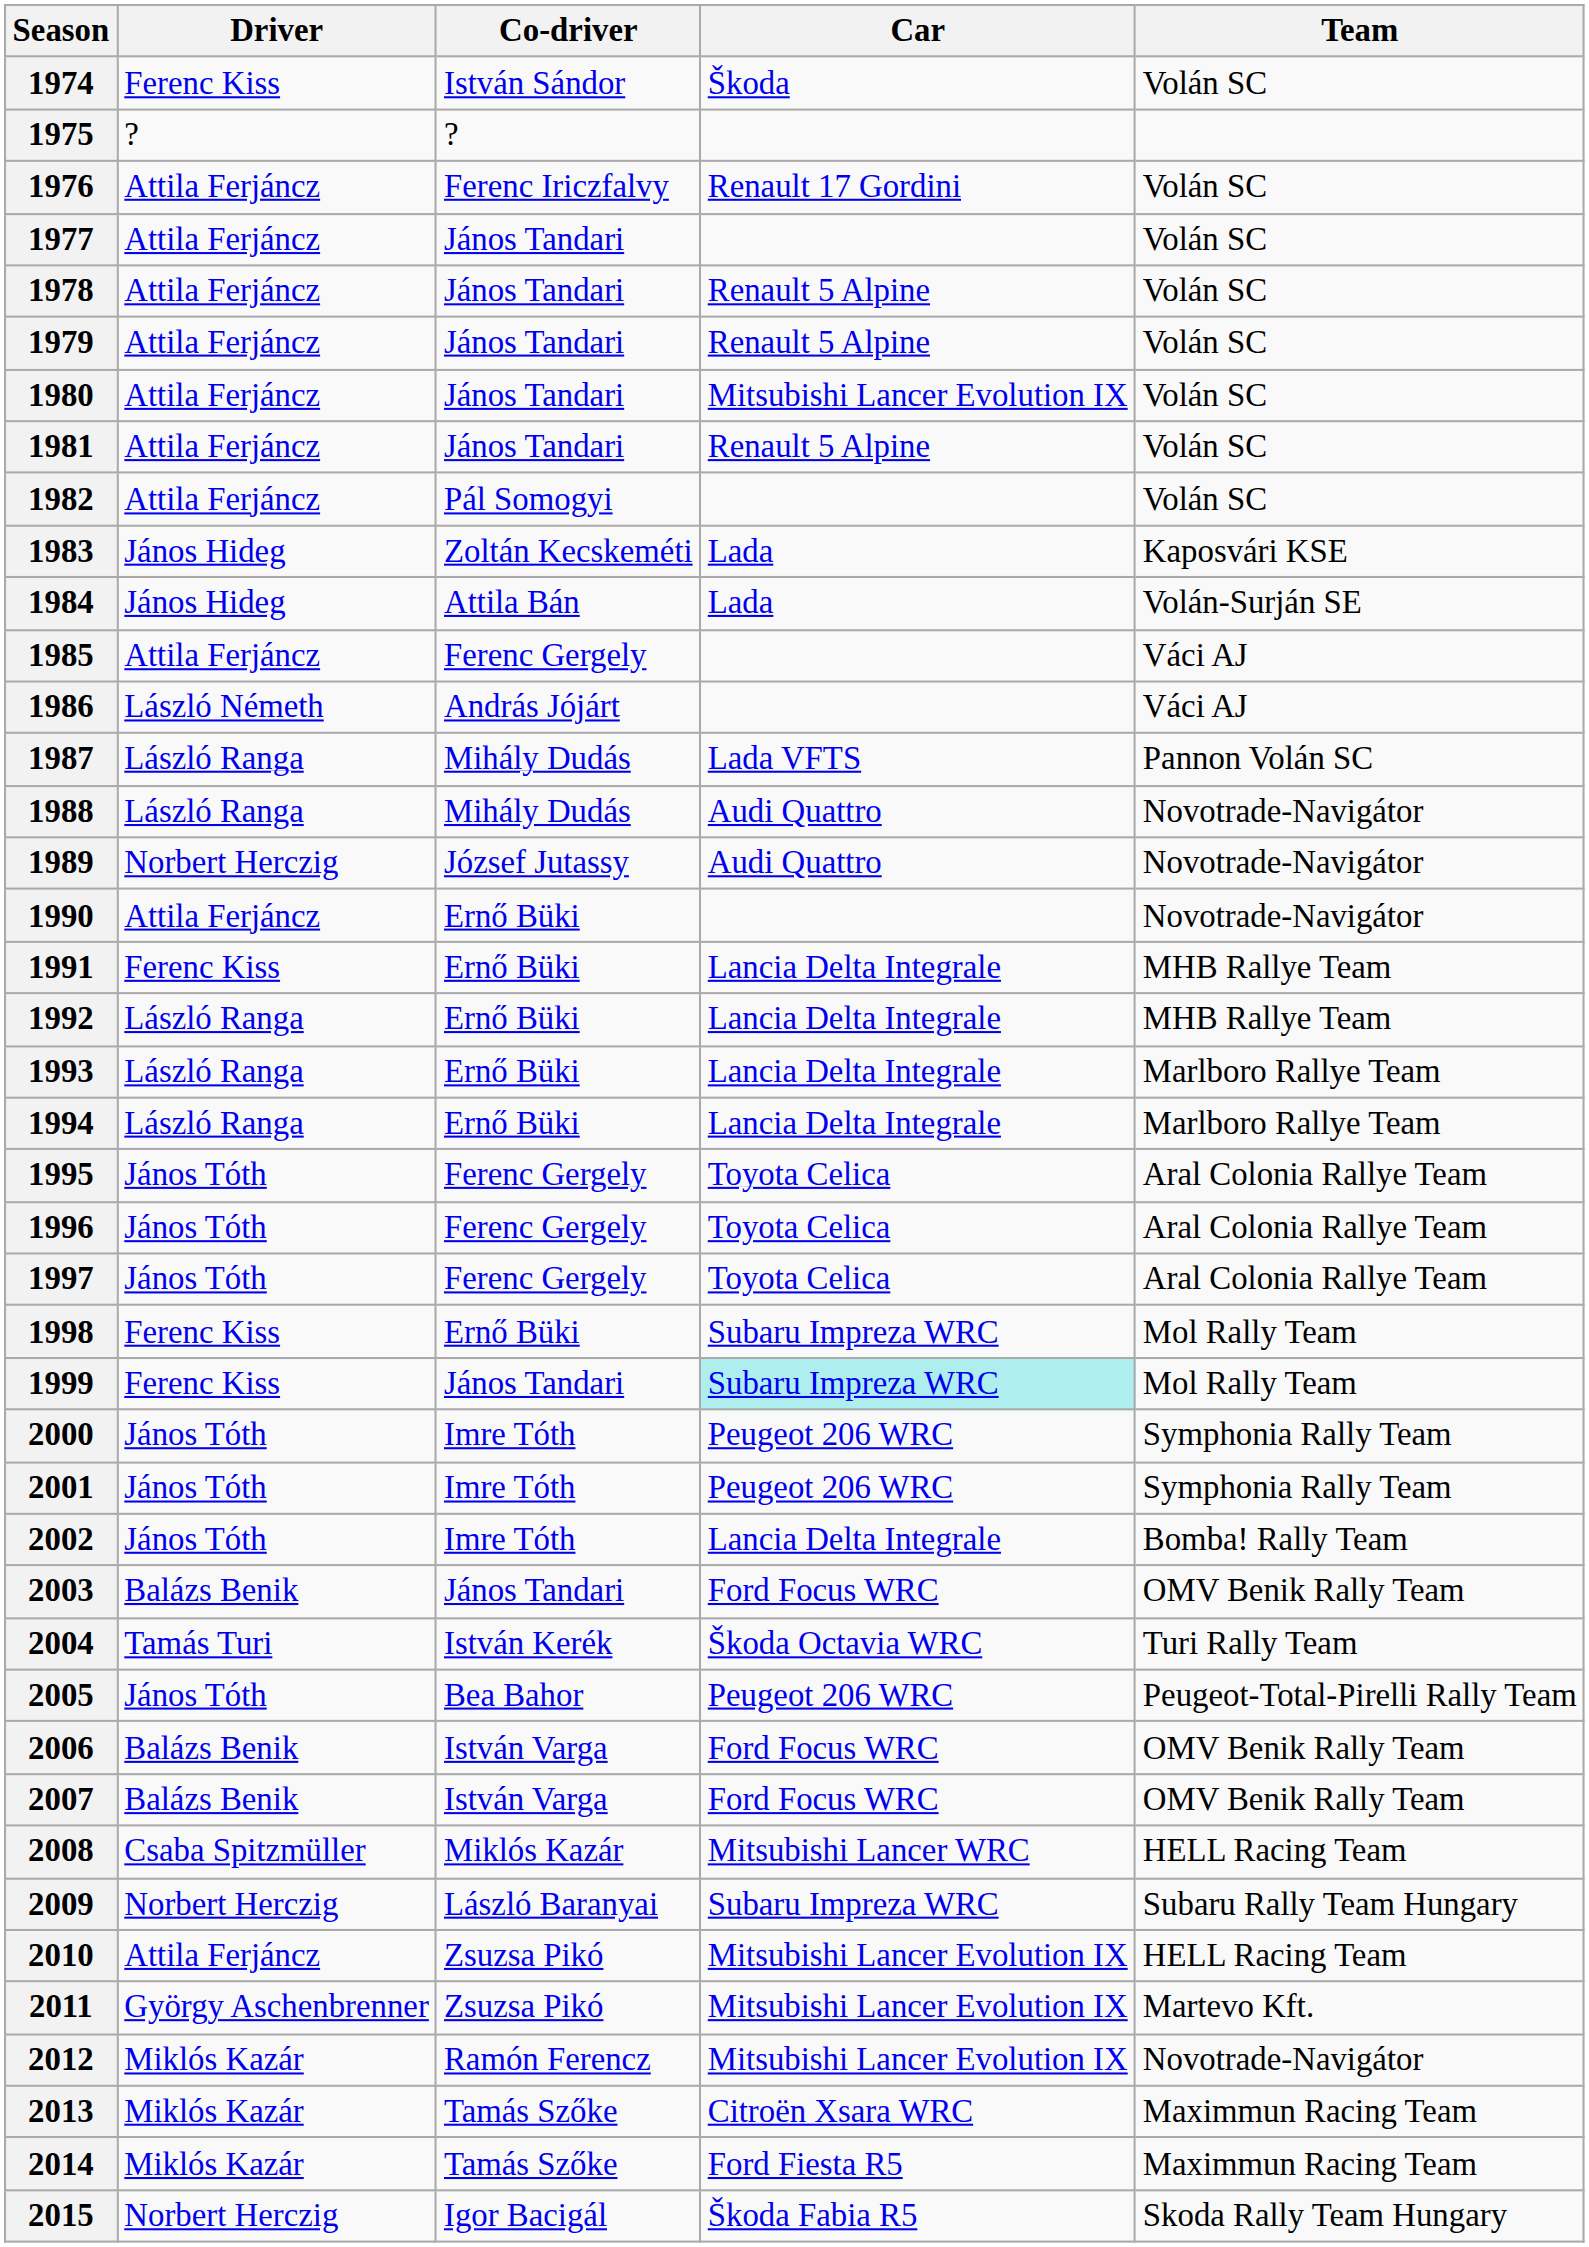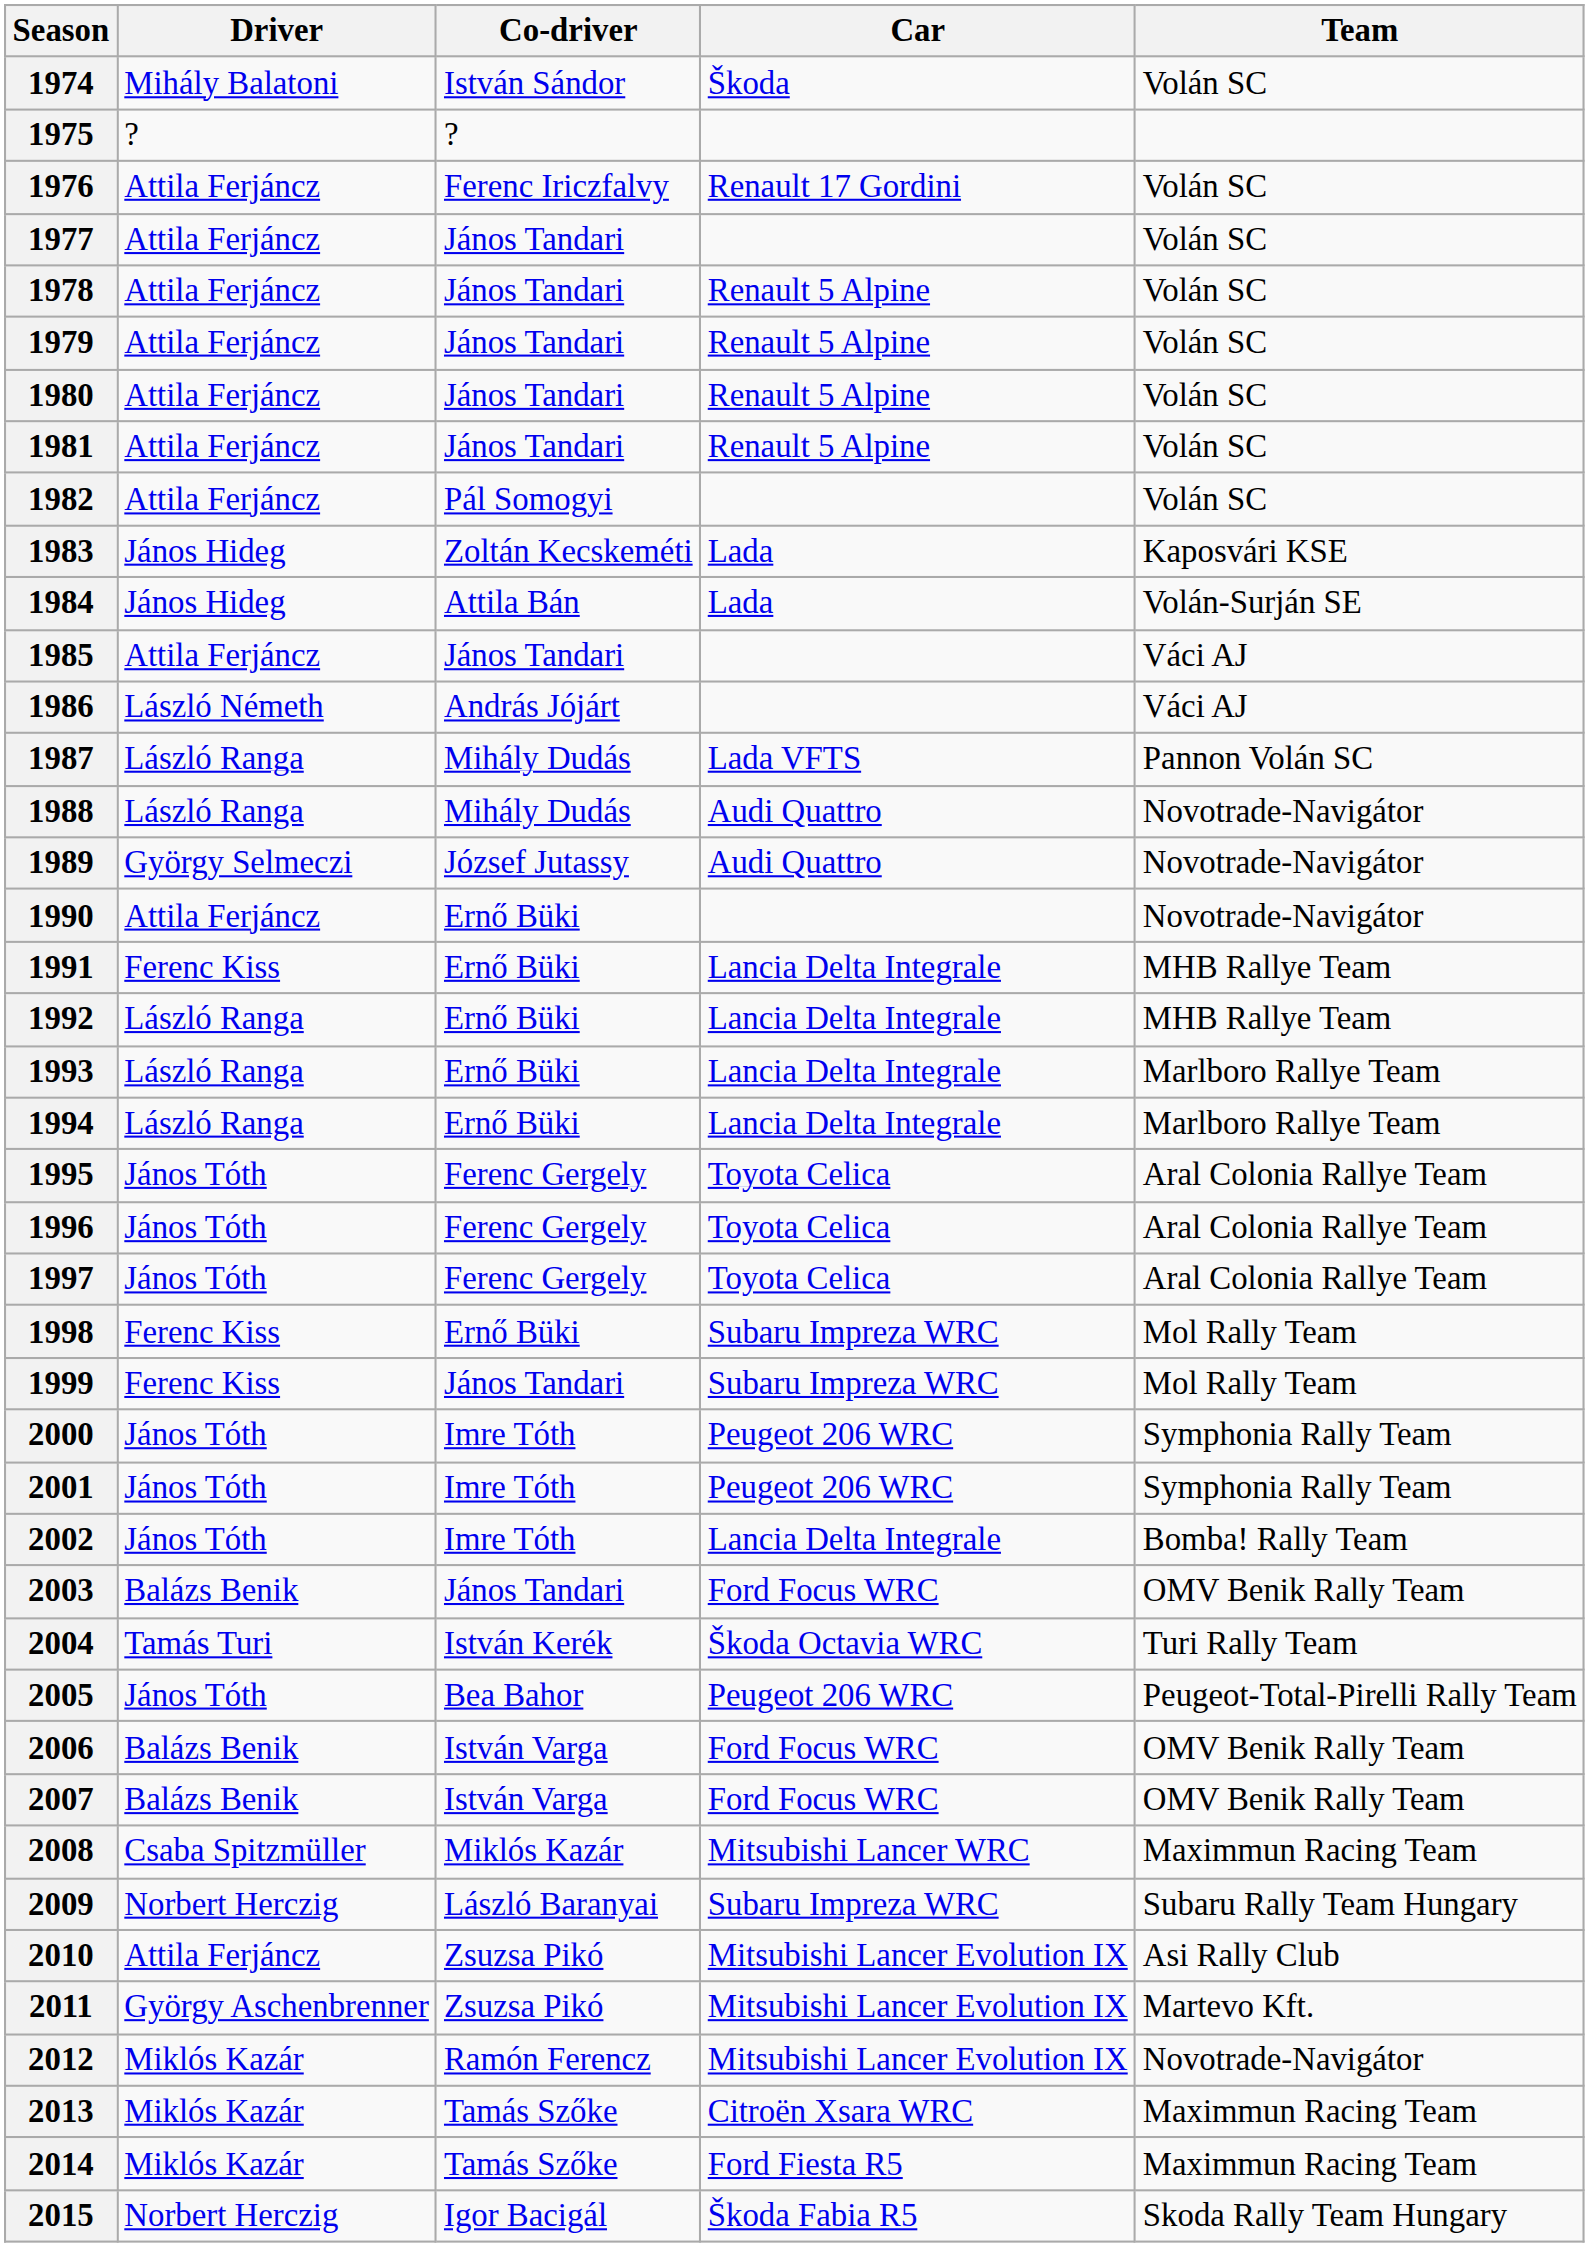(202, 82) Ferenc Kiss -> (231, 82) Mihály Balatoni
(918, 394) Mitsubishi Lancer Evolution IX -> (819, 394) Renault 5 Alpine
(545, 654) Ferenc Gergely -> (534, 654) János Tandari
(231, 862) Norbert Herczig -> (238, 862) György Selmeczi
(853, 1382) paleturquoise background -> (853, 1382) no background
(1275, 1851) HELL Racing Team -> (1310, 1851) Maximmun Racing Team
(1275, 1955) HELL Racing Team -> (1241, 1955) Asi Rally Club
